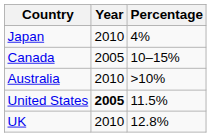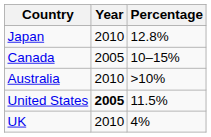(140, 36) 4% -> (150, 36) 12.8%
(150, 121) 12.8% -> (140, 121) 4%
